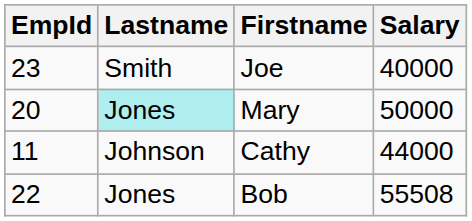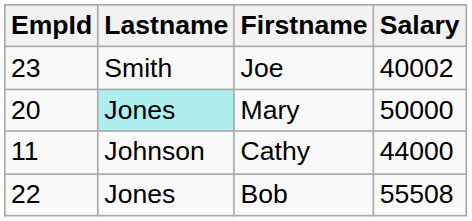(417, 67) 40000 -> (417, 67) 40002
